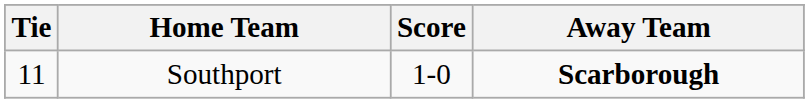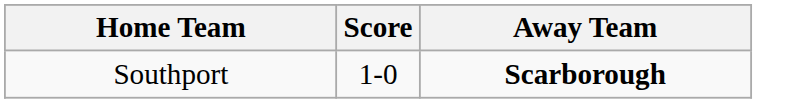- column: (32, 27)
